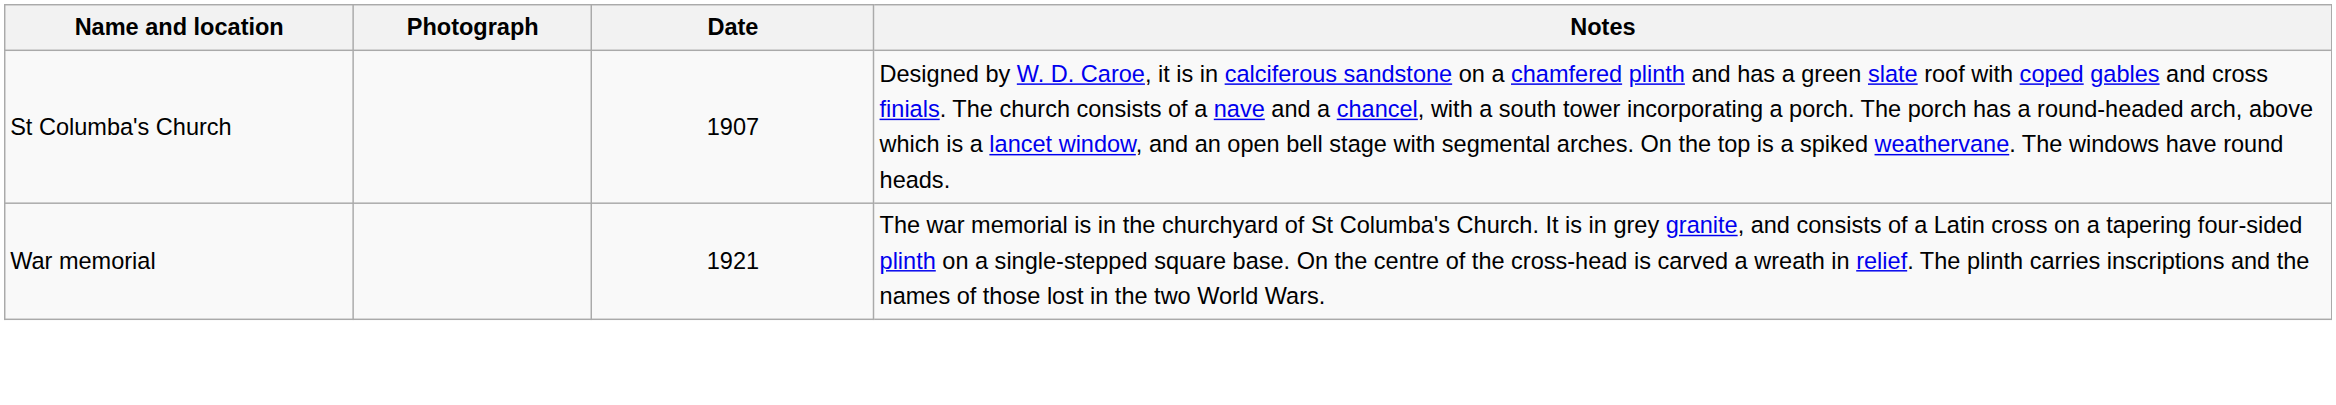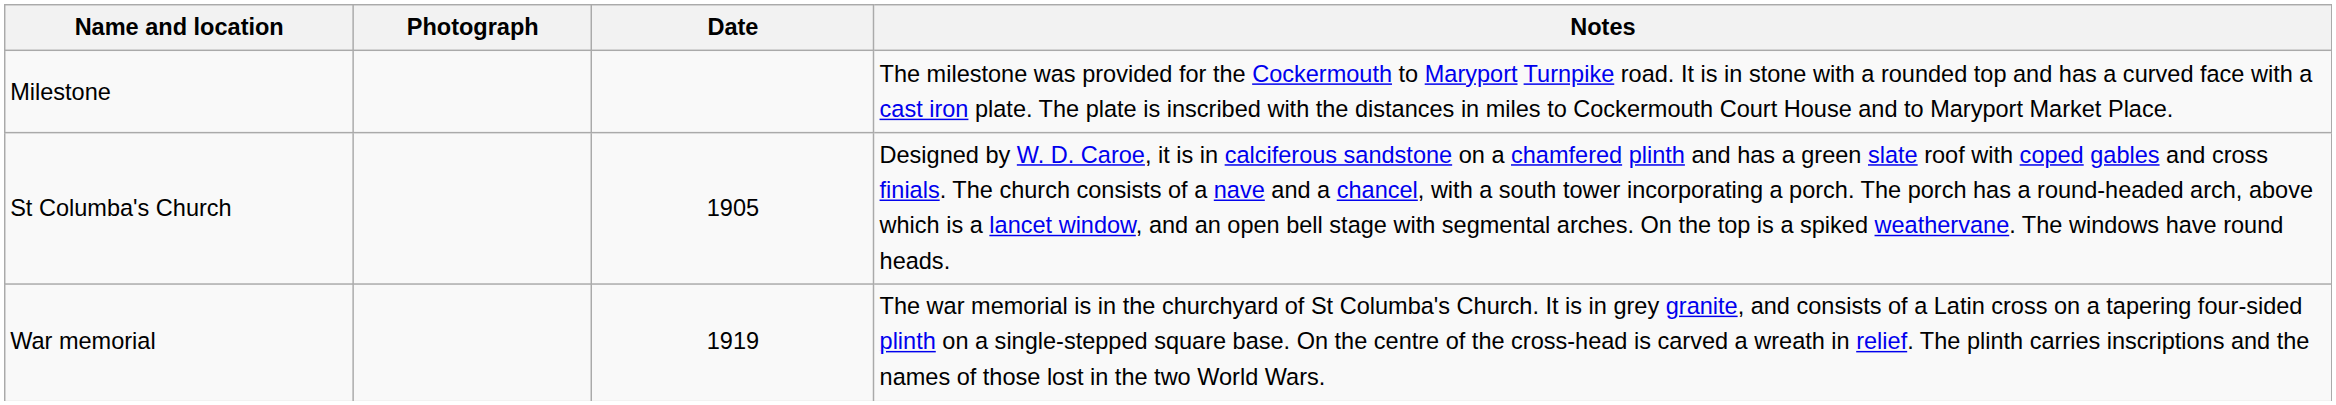+ row: (60, 91)
(733, 126) 1907 -> (733, 208) 1905
(733, 260) 1921 -> (733, 342) 1919
